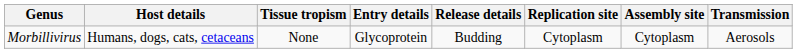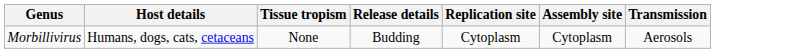- column: (391, 15)
